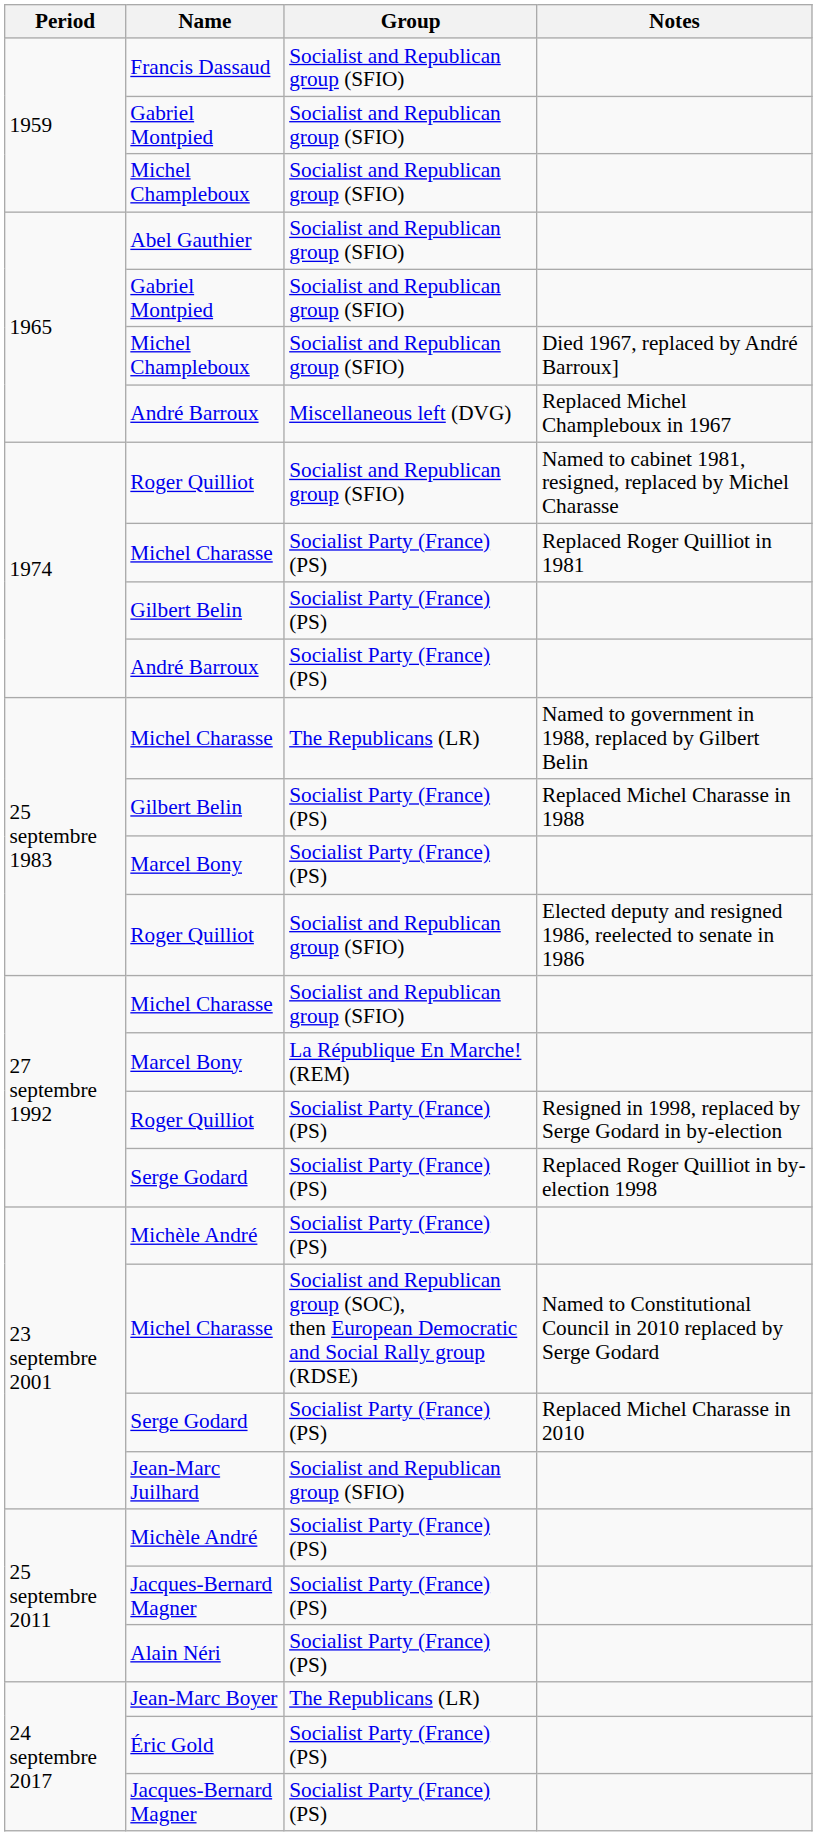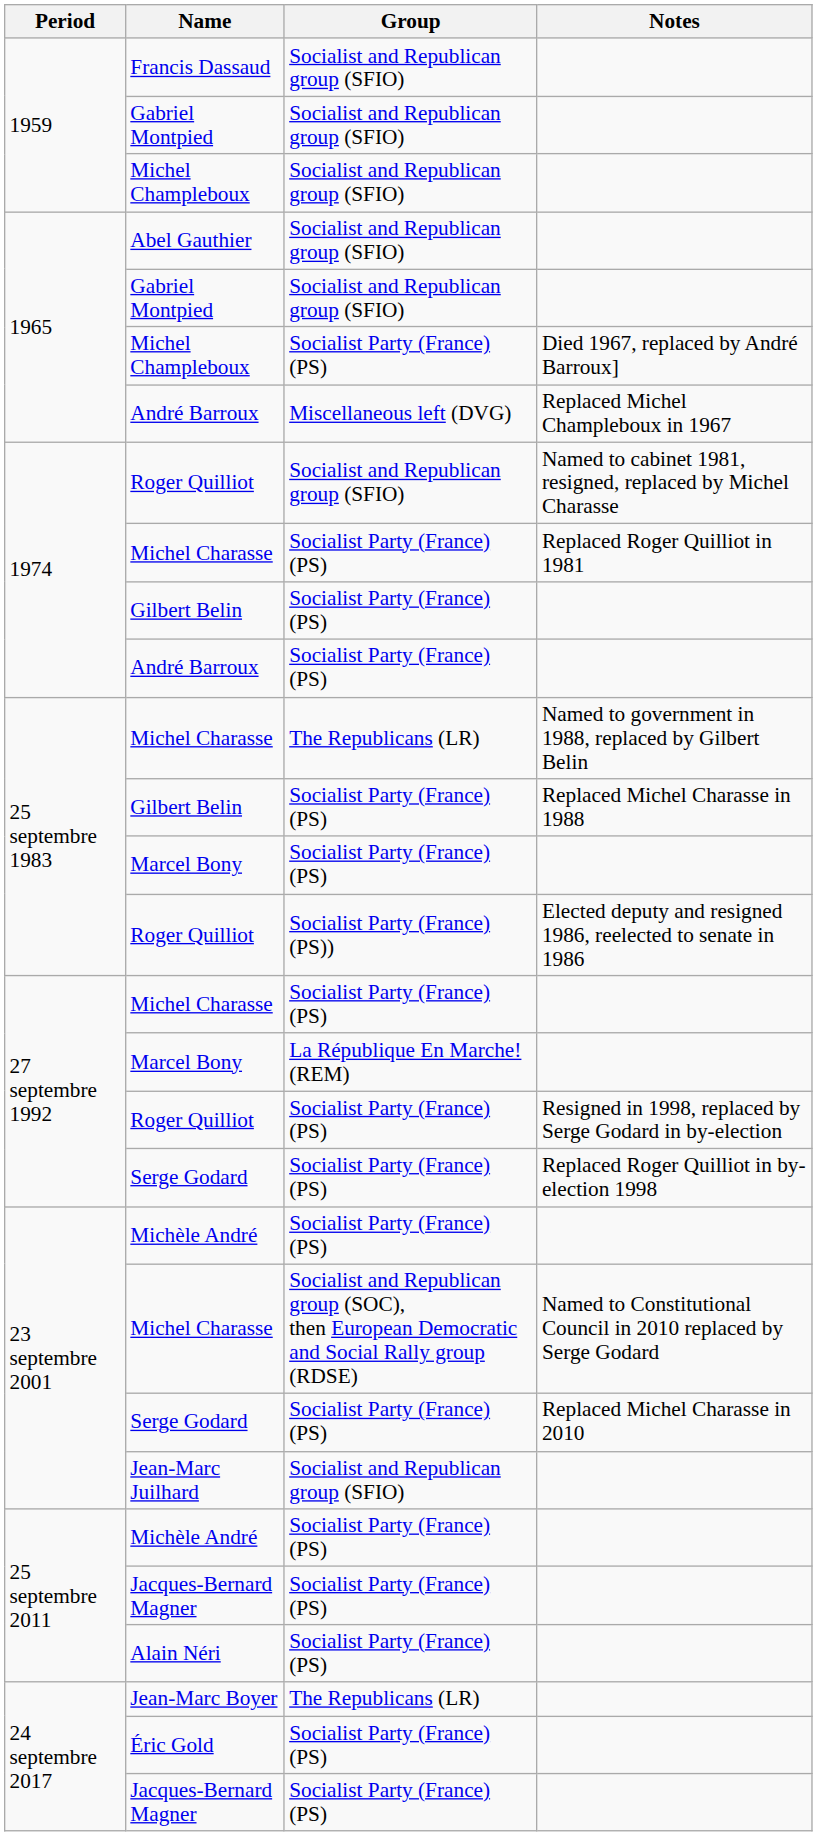(395, 355) Socialist and Republican group (SFIO) -> (390, 355) Socialist Party (France) (PS)
(395, 934) Socialist and Republican group (SFIO) -> (390, 934) Socialist Party (France) (PS))
(395, 1004) Socialist and Republican group (SFIO) -> (390, 1004) Socialist Party (France) (PS)
